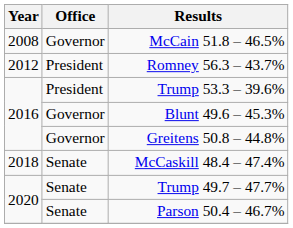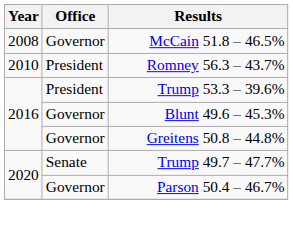(23, 65) 2012 -> (23, 65) 2010
- row: (210, 162)
(66, 211) Senate -> (75, 187) Governor
